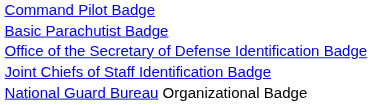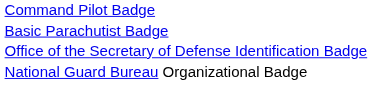- row: (138, 72)
